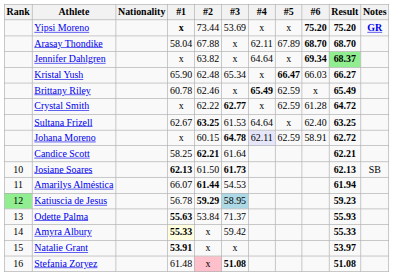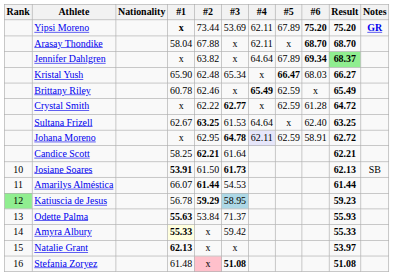(262, 28) x -> (262, 28) 62.11
(289, 28) x -> (289, 28) 67.89
(289, 43) 67.89 -> (289, 43) x
(289, 59) x -> (289, 59) 67.89
(316, 75) 66.03 -> (316, 75) 68.03
(208, 138) 60.15 -> (208, 138) 62.95
(181, 169) 62.13 -> (181, 169) 53.91
(345, 185) 61.94 -> (345, 185) 61.44
(181, 248) 53.91 -> (181, 248) 62.13
